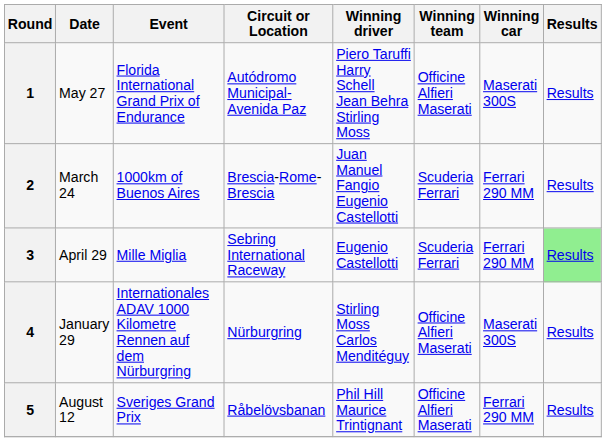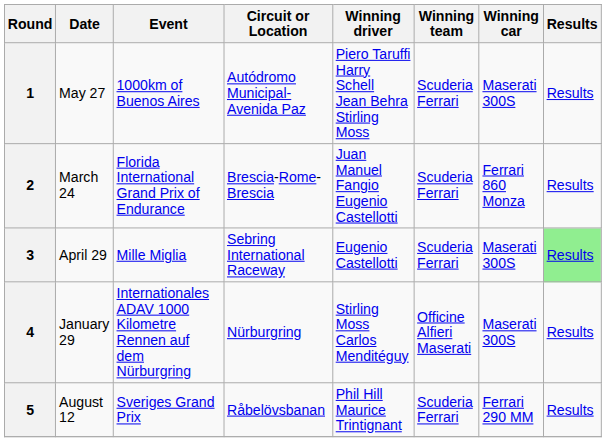(158, 93) Florida International Grand Prix of Endurance -> (158, 93) 1000km of Buenos Aires
(445, 93) Officine Alfieri Maserati -> (445, 93) Scuderia Ferrari
(158, 186) 1000km of Buenos Aires -> (158, 186) Florida International Grand Prix of Endurance
(509, 186) Ferrari 290 MM -> (504, 186) Ferrari 860 Monza
(509, 255) Ferrari 290 MM -> (509, 255) Maserati 300S
(445, 410) Officine Alfieri Maserati -> (445, 410) Scuderia Ferrari
